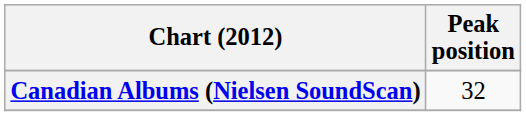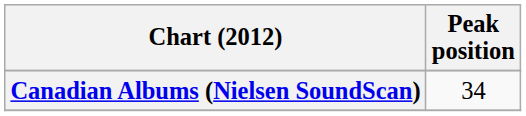(473, 90) 32 -> (473, 90) 34
